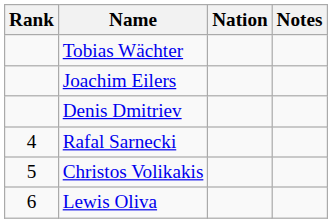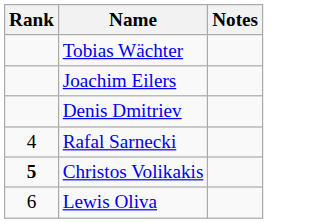- column: (240, 19)
(31, 171) normal -> (31, 171) bold
